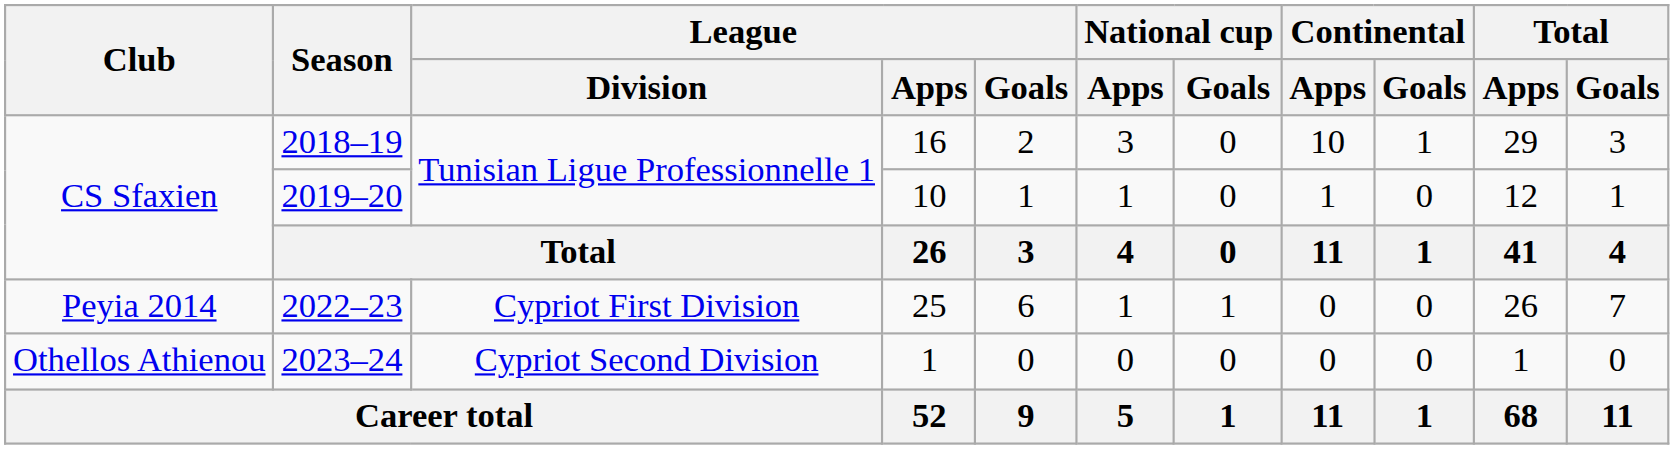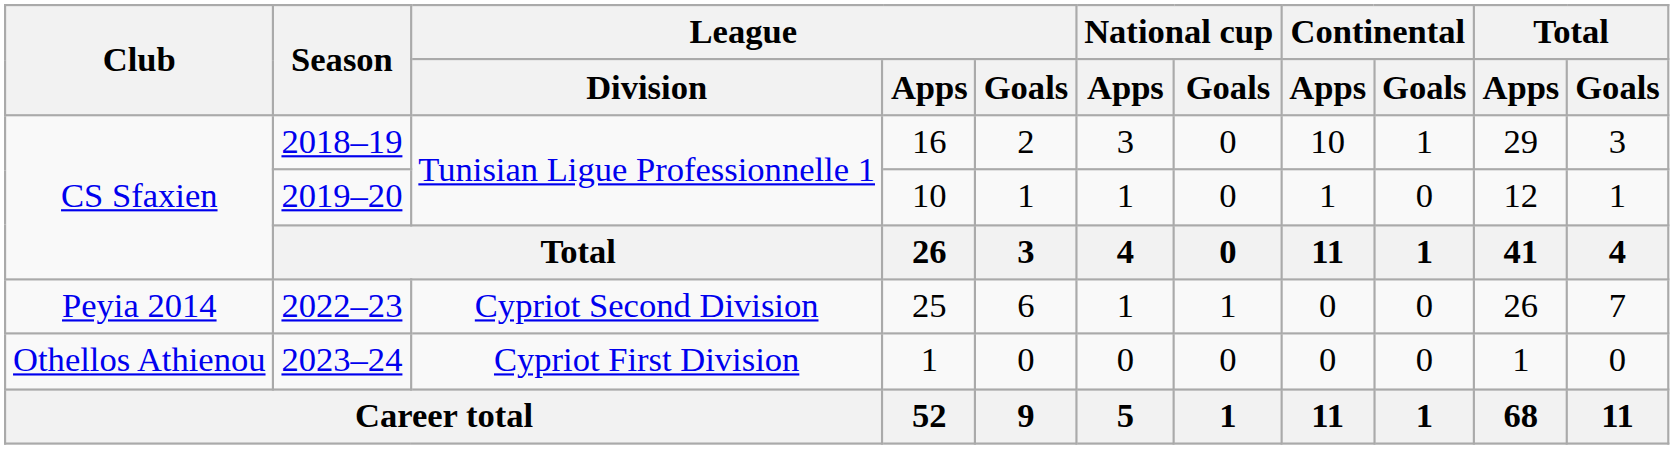(647, 305) Cypriot First Division -> (647, 305) Cypriot Second Division
(647, 360) Cypriot Second Division -> (647, 360) Cypriot First Division
